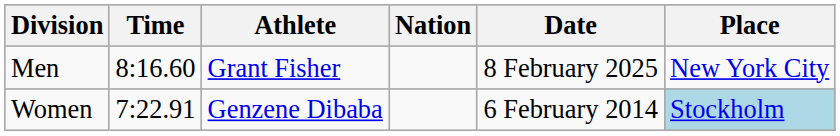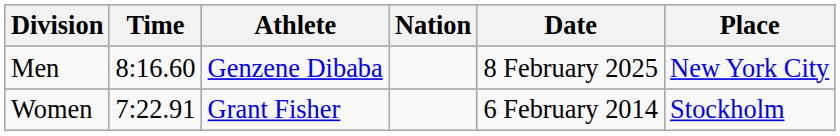(274, 67) Grant Fisher -> (295, 67) Genzene Dibaba
(295, 109) Genzene Dibaba -> (274, 109) Grant Fisher
(727, 109) lightblue background -> (727, 109) no background
